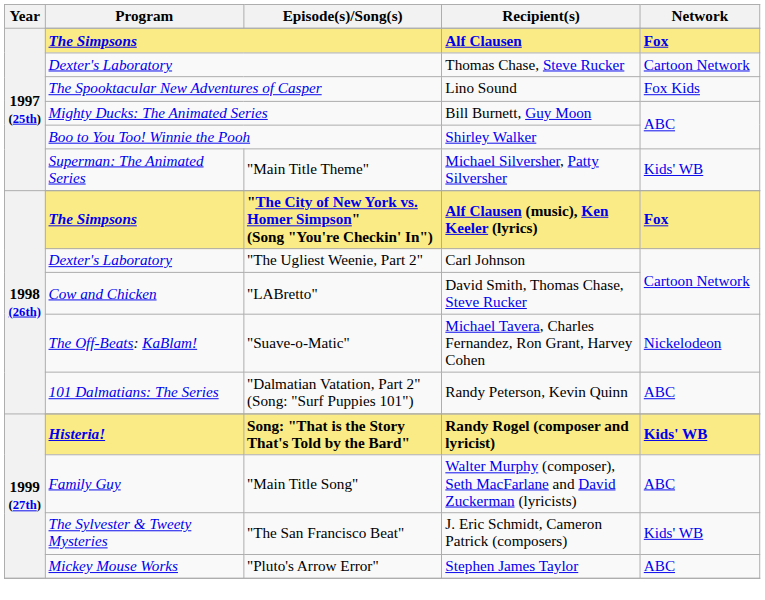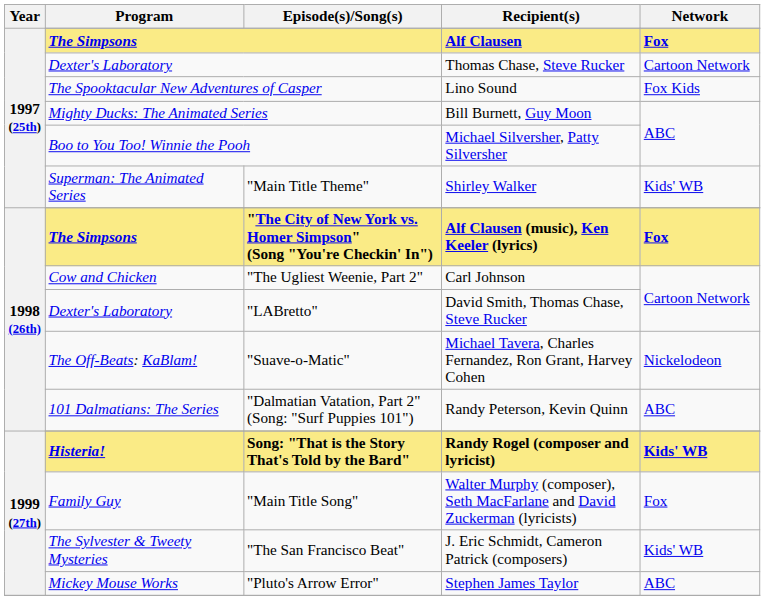(491, 137) Shirley Walker -> (522, 145) Michael Silversher, Patty Silversher
(522, 169) Michael Silversher, Patty Silversher -> (491, 186) Shirley Walker
(110, 260) Dexter's Laboratory -> (103, 277) Cow and Chicken
(103, 293) Cow and Chicken -> (110, 310) Dexter's Laboratory
(659, 483) ABC -> (656, 500) Fox
